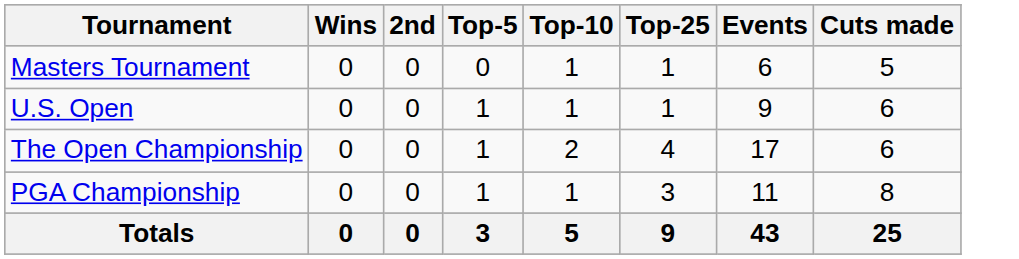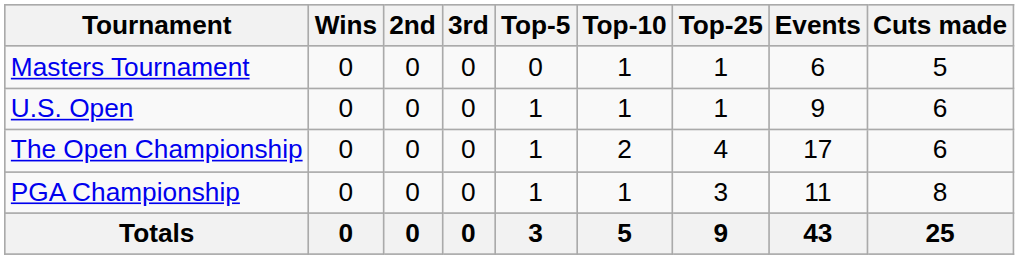+ column: (468, 25)
